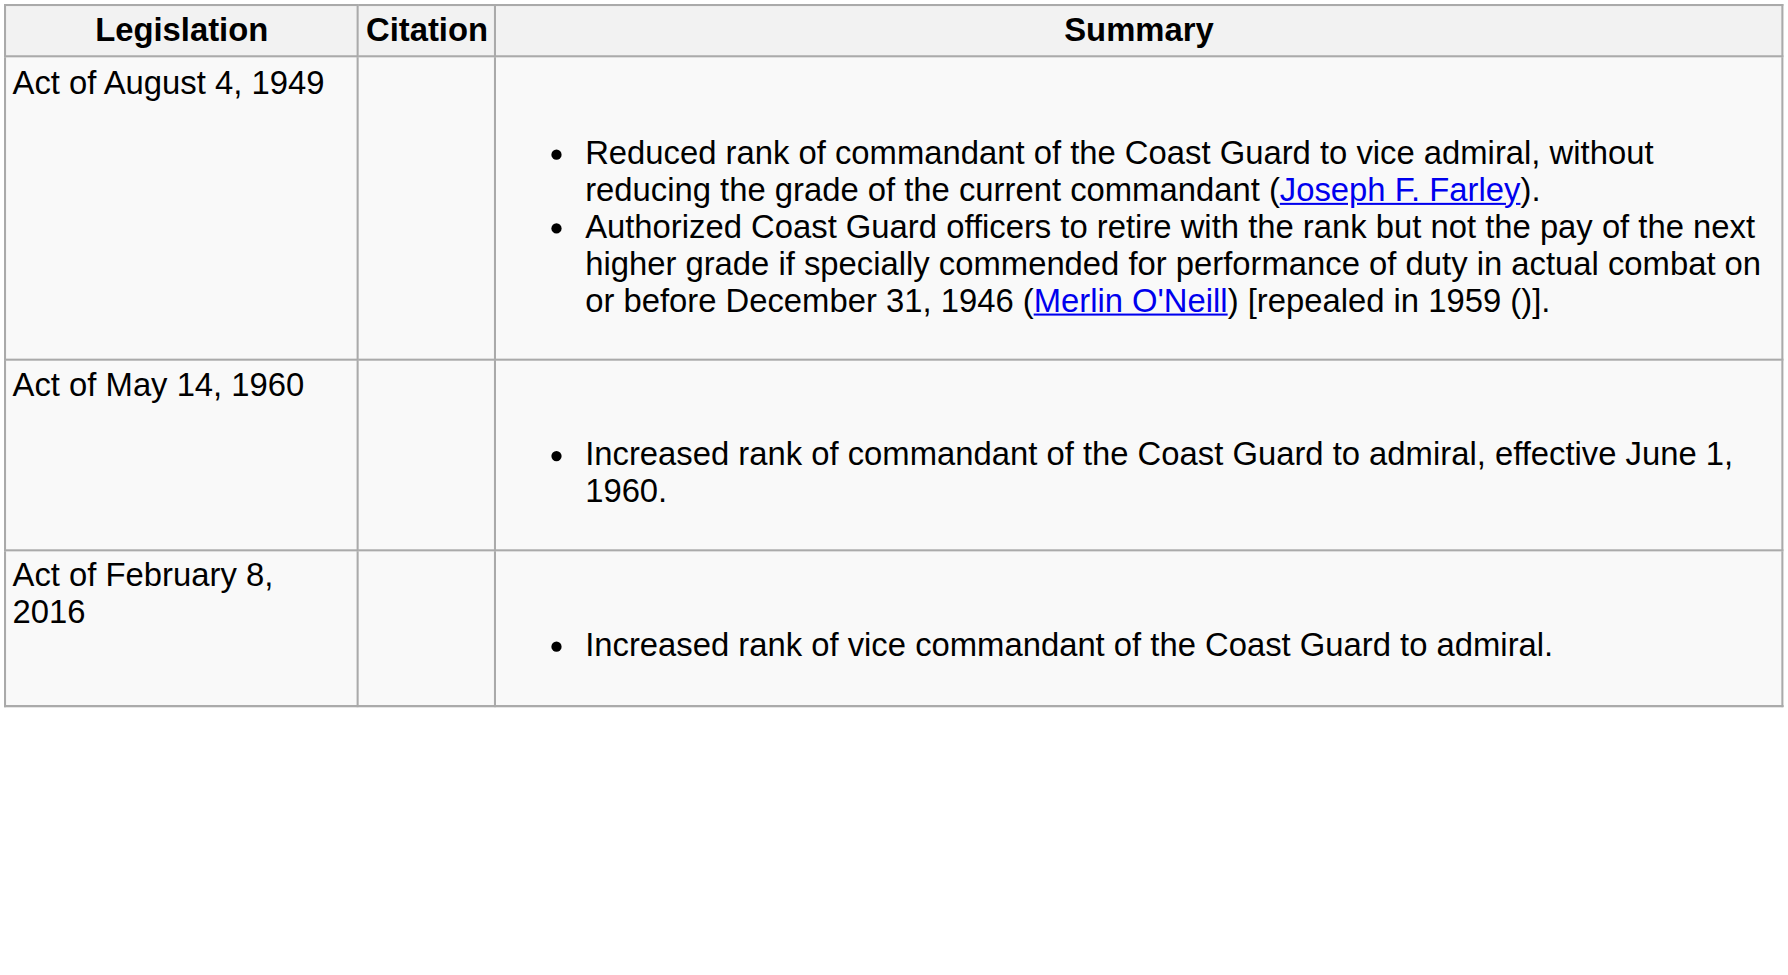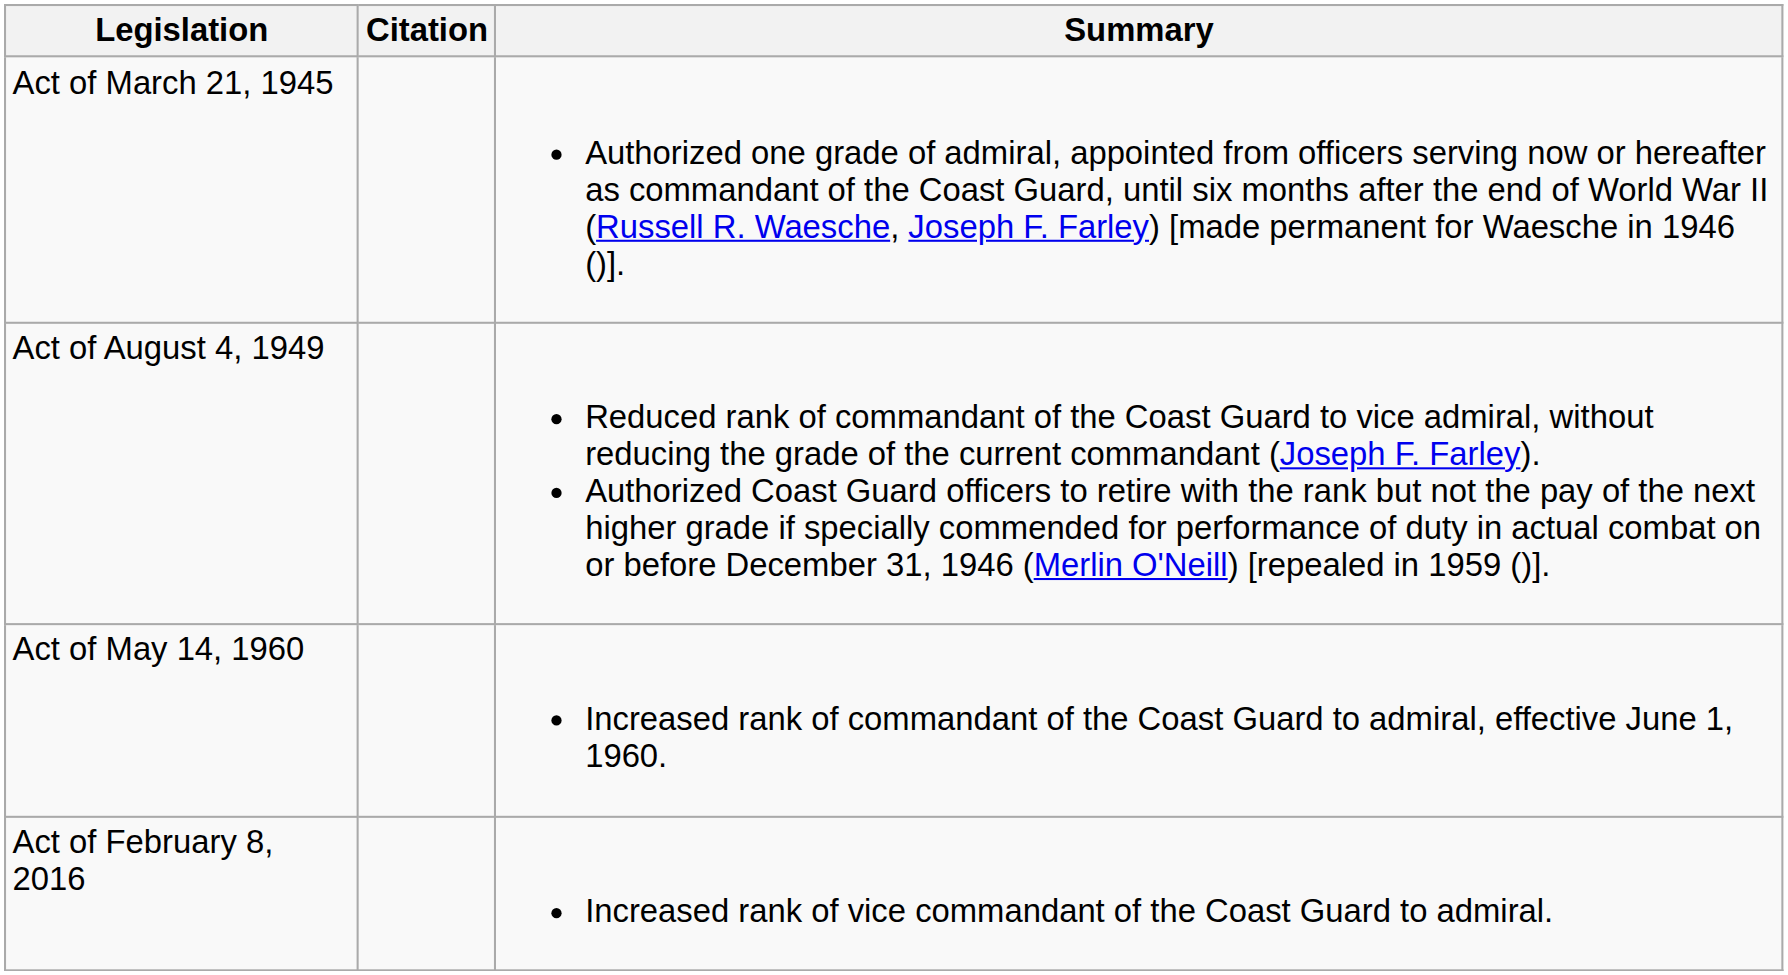+ row: (173, 82)
